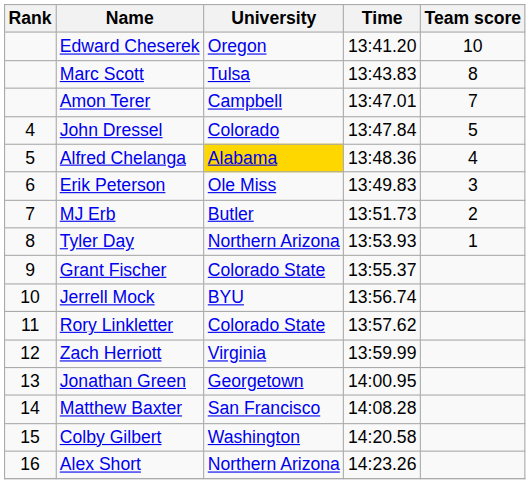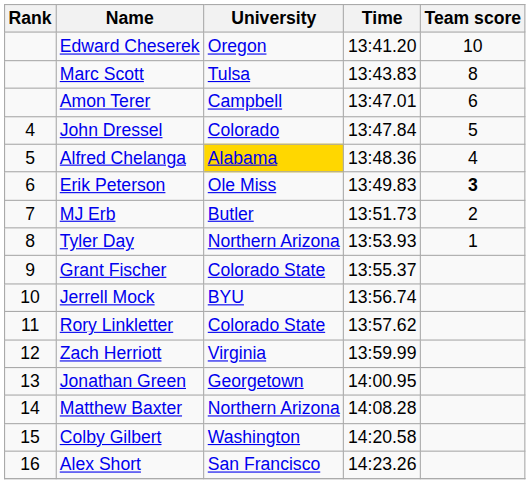(473, 102) 7 -> (473, 102) 6
(473, 185) normal -> (473, 185) bold
(264, 409) San Francisco -> (274, 409) Northern Arizona
(274, 465) Northern Arizona -> (264, 465) San Francisco
